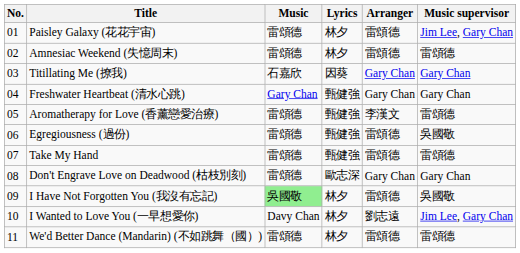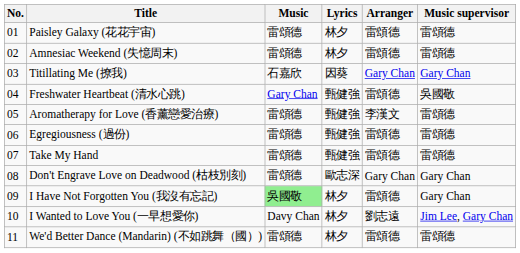(467, 32) Jim Lee, Gary Chan -> (438, 32) 雷頌德
(390, 94) Gary Chan -> (382, 93) 雷頌德
(445, 94) Gary Chan -> (438, 93) 吳國敬
(438, 134) 吳國敬 -> (438, 134) 雷頌德
(438, 196) 吳國敬 -> (445, 196) Gary Chan
